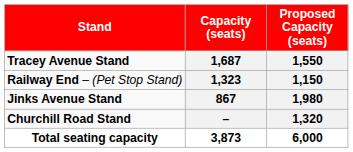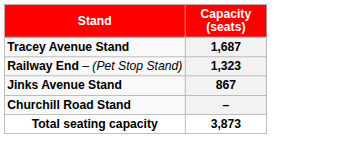- column: (307, 27)
